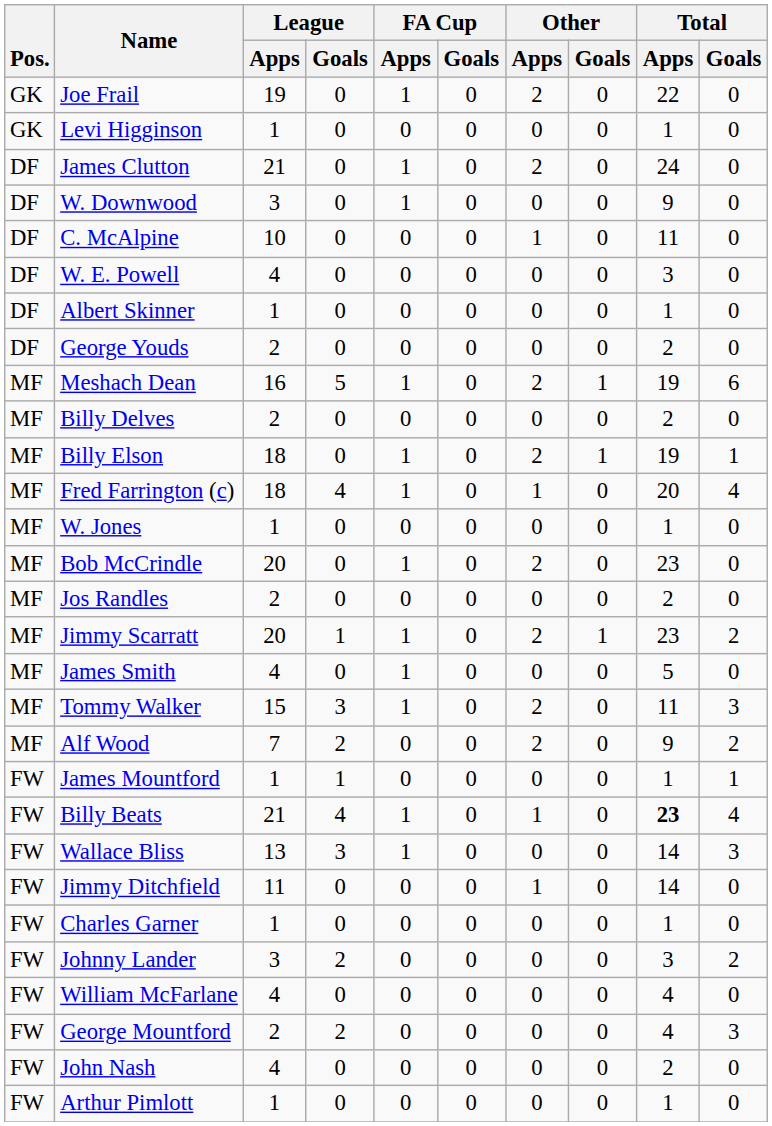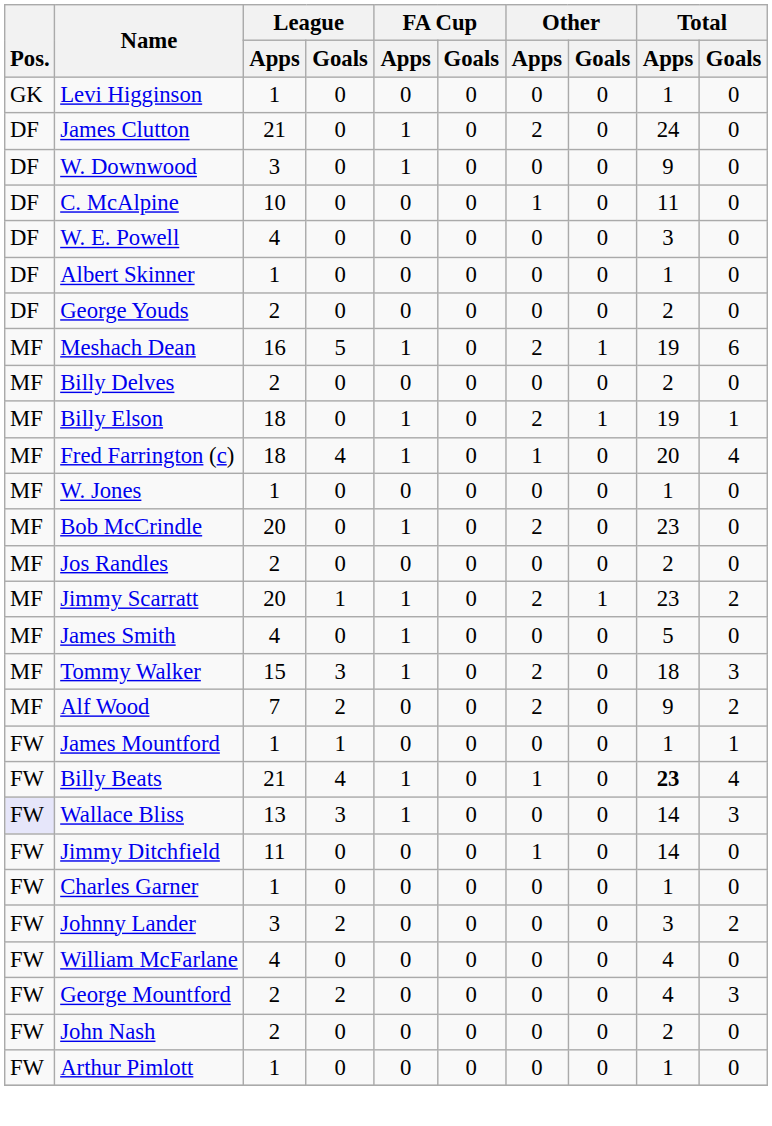- row: (100, 94)
(668, 707) 11 -> (668, 671) 18
(27, 851) no background -> (27, 815) lavender background
(275, 1067) 4 -> (275, 1031) 2
